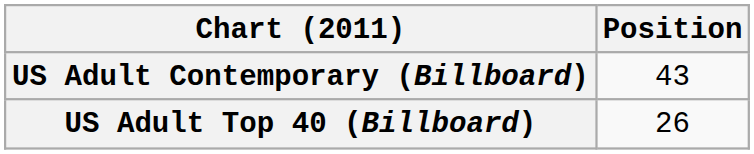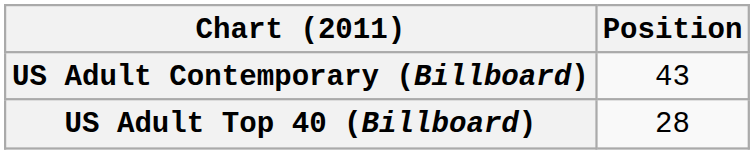(673, 124) 26 -> (673, 124) 28
